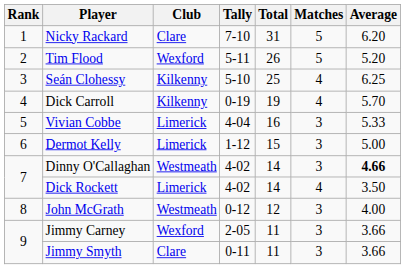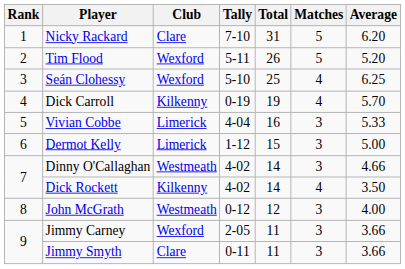(182, 79) Kilkenny -> (180, 79) Wexford
(373, 166) bold -> (373, 166) normal
(182, 187) Limerick -> (182, 187) Kilkenny
